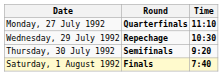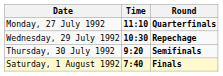columns swapped: (204, 11) <-> (156, 11)
